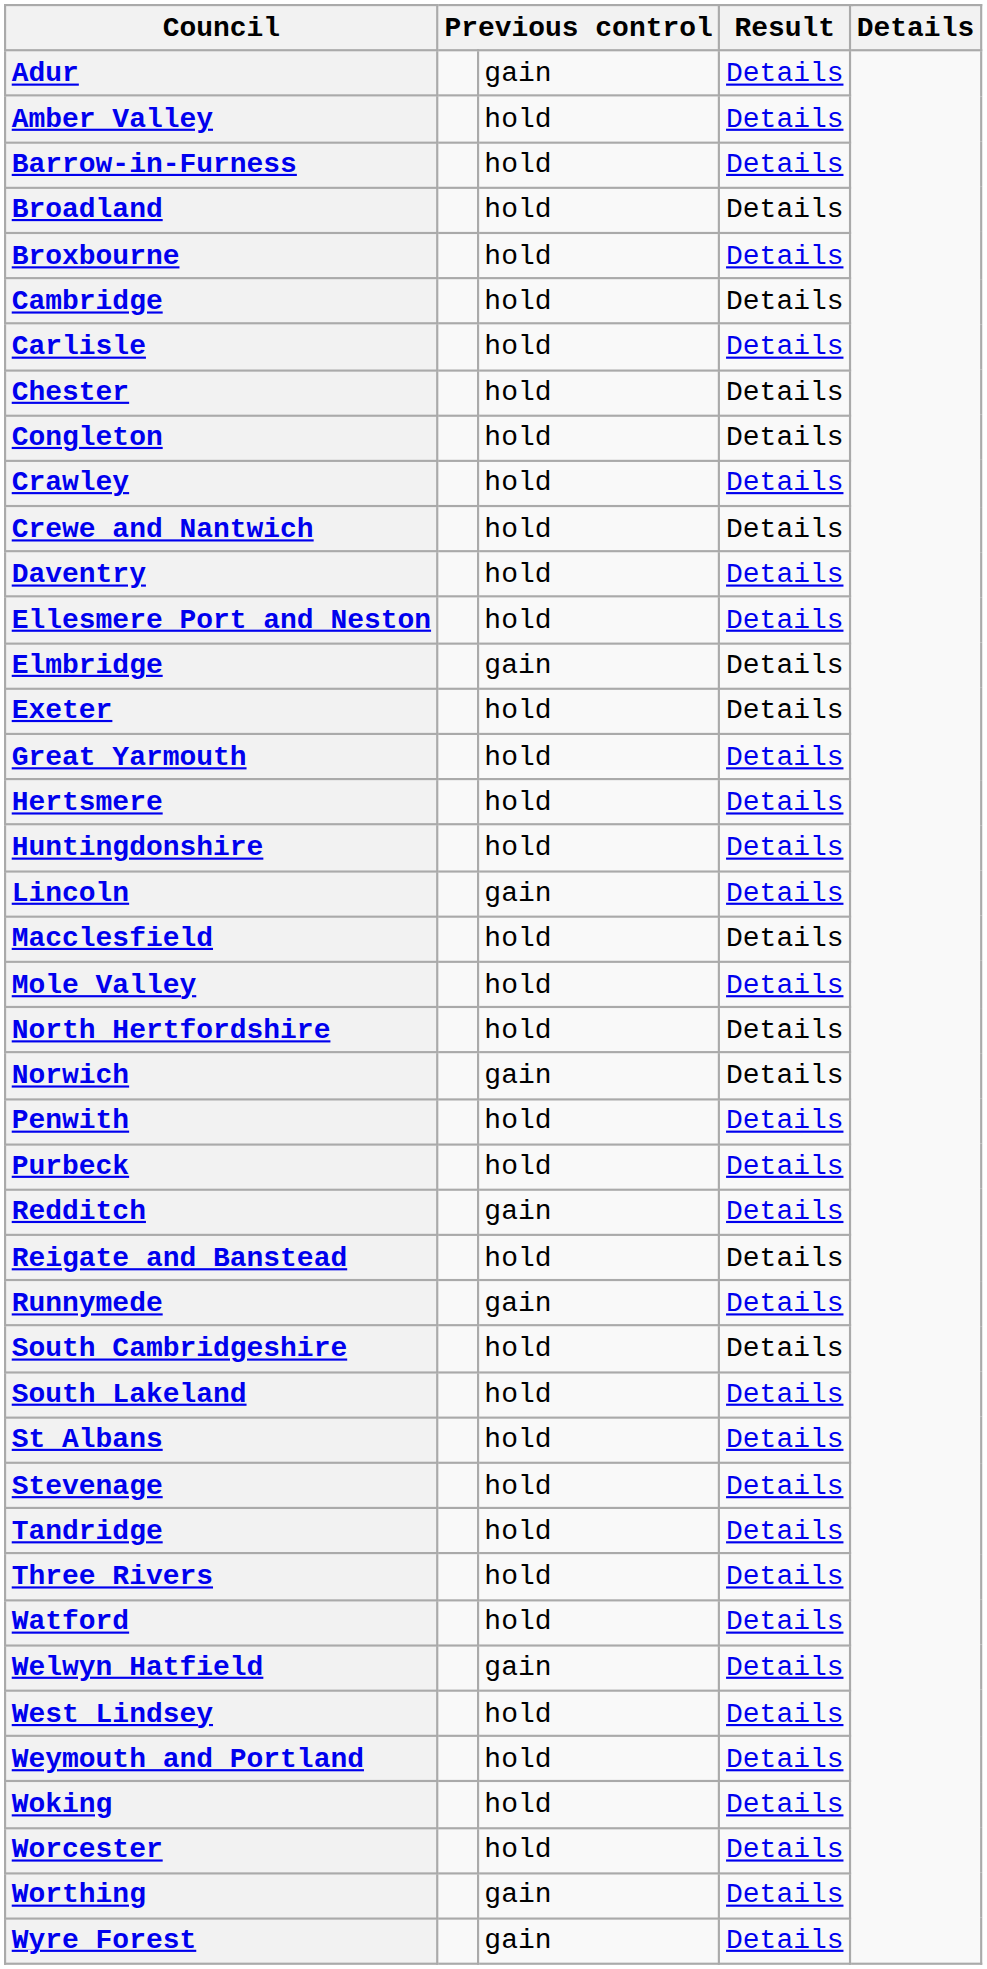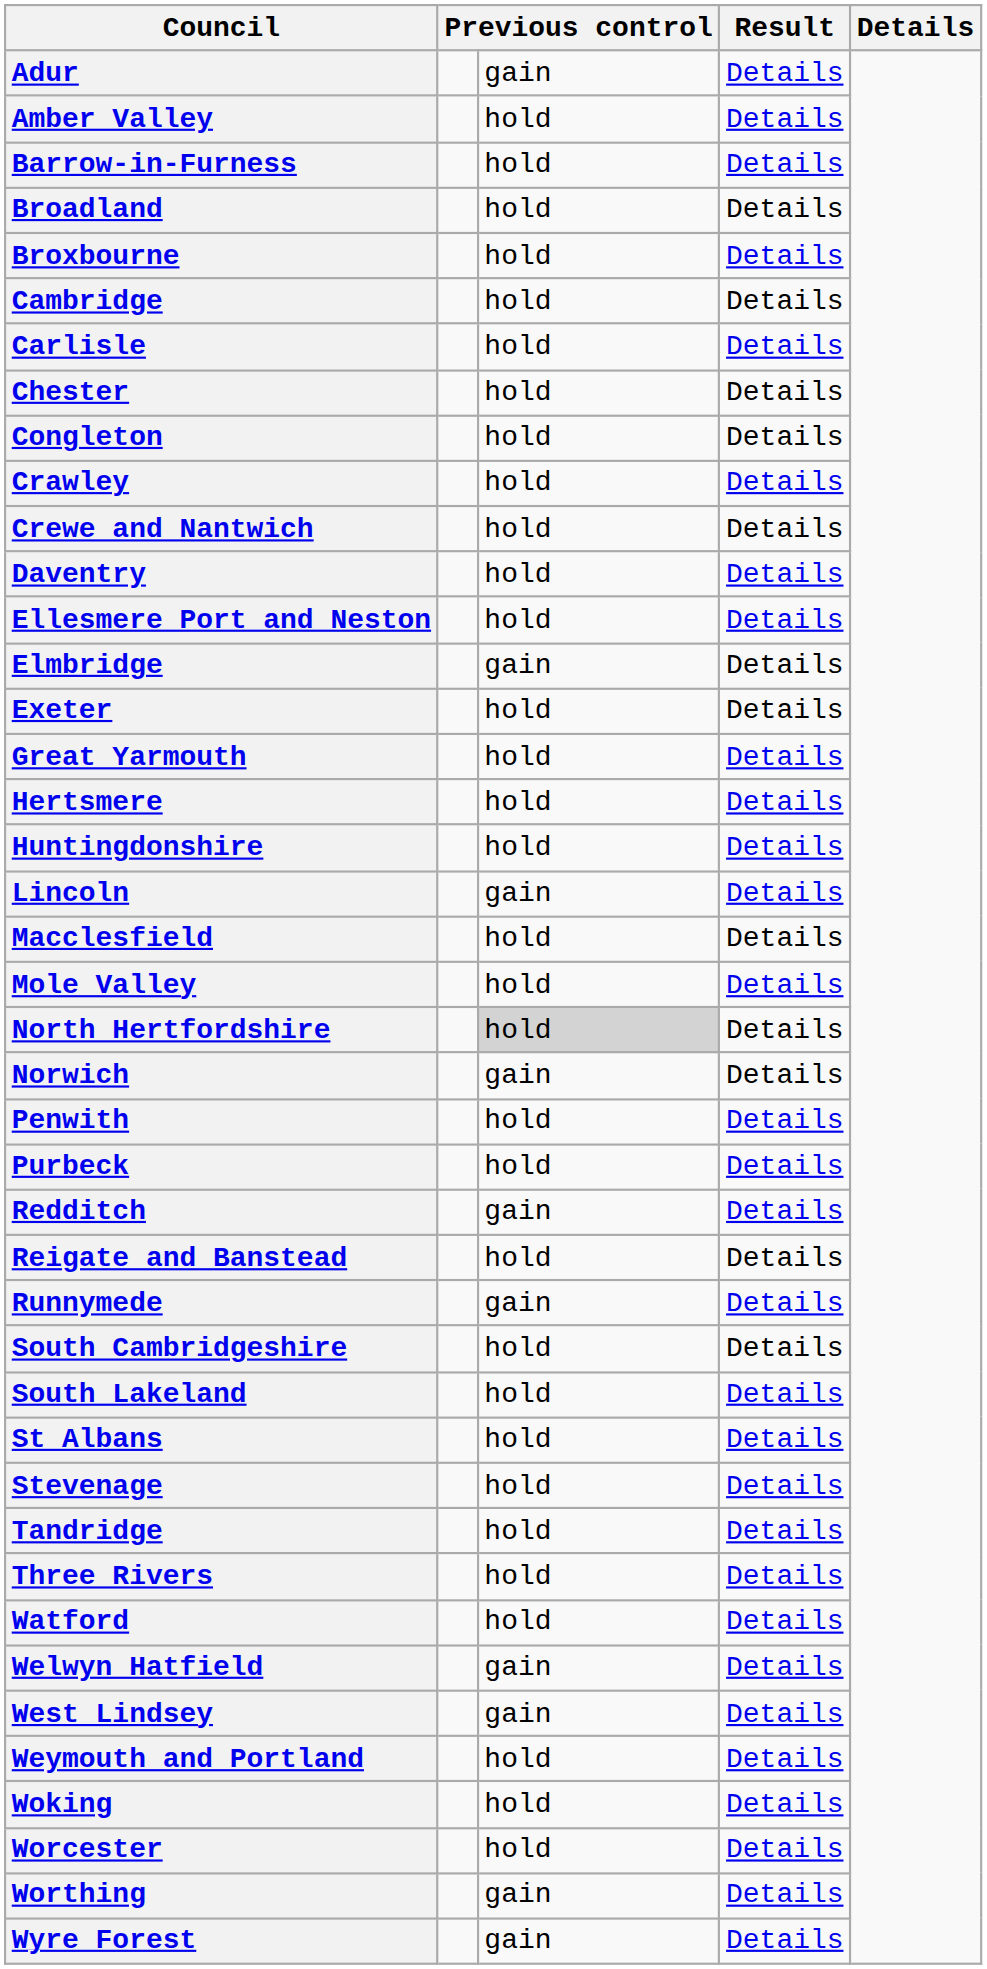(518, 1030) no background -> (518, 1030) lightgrey background
(518, 1713) hold -> (518, 1713) gain
